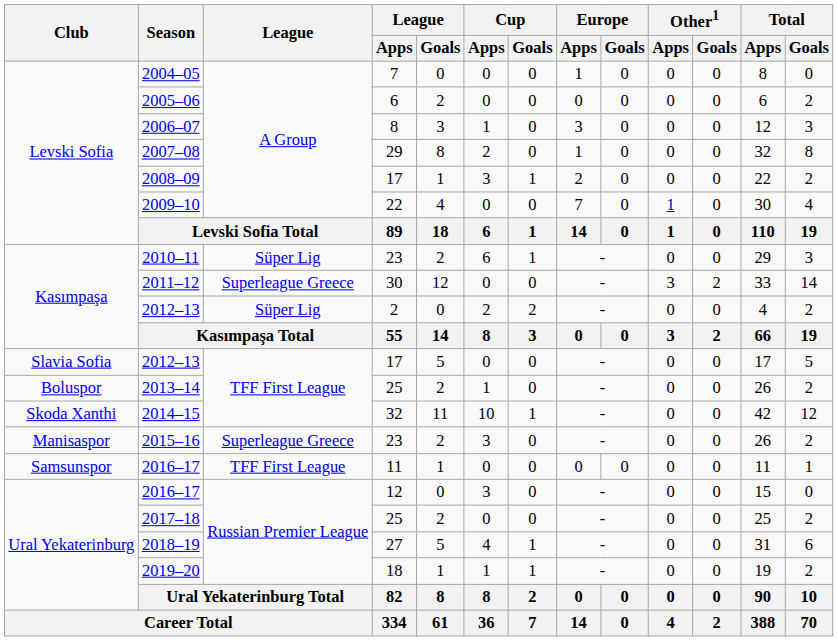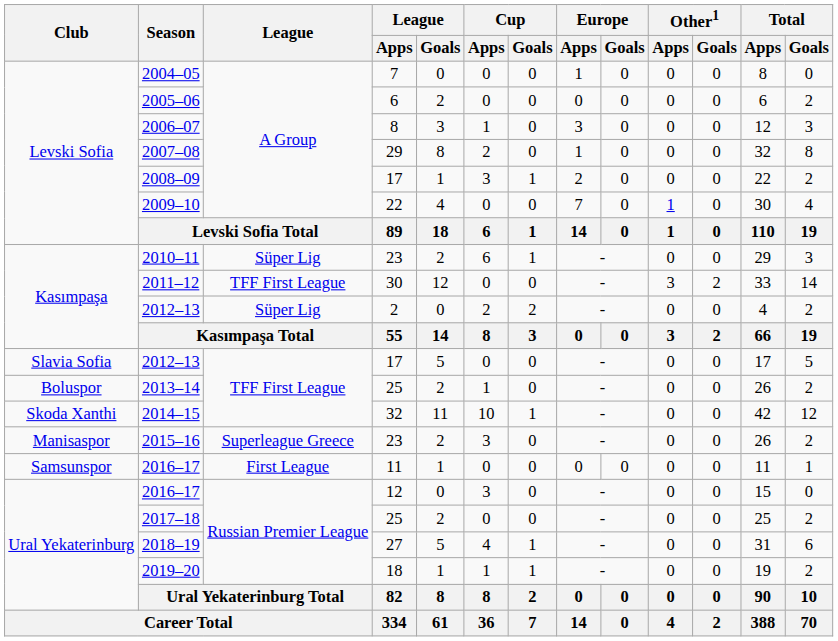(288, 283) Superleague Greece -> (288, 283) TFF First League
(288, 466) TFF First League -> (288, 466) First League
